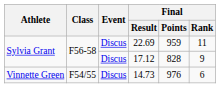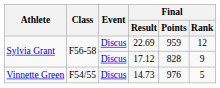(202, 44) 11 -> (202, 44) 12
(202, 75) 6 -> (202, 75) 5
